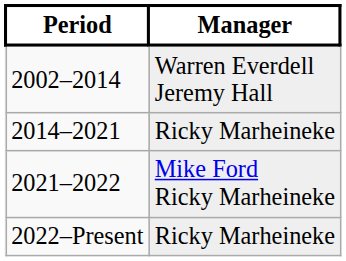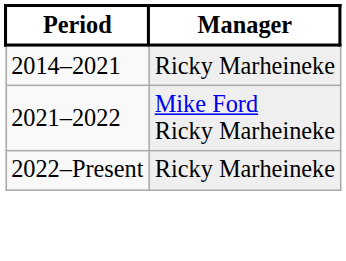- row: (66, 79)
